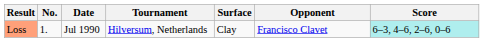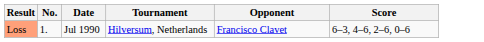- column: (235, 12)
(412, 29) paleturquoise background -> (371, 29) no background
